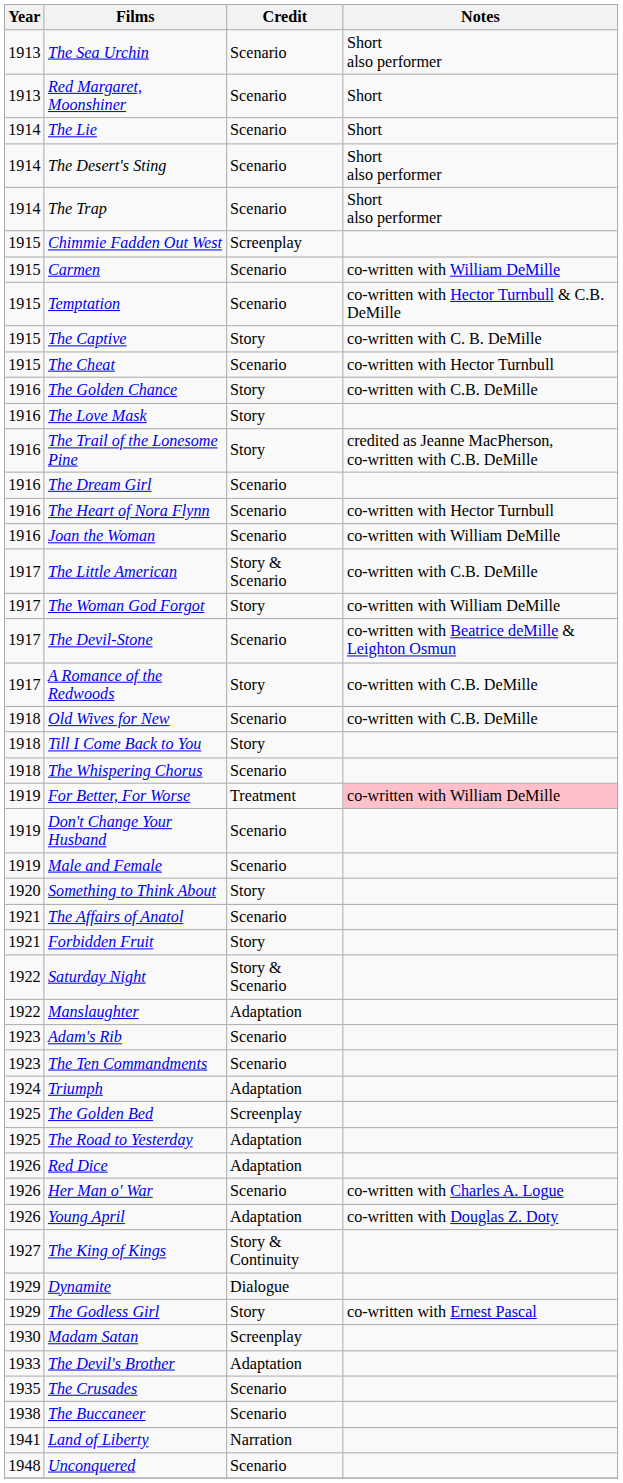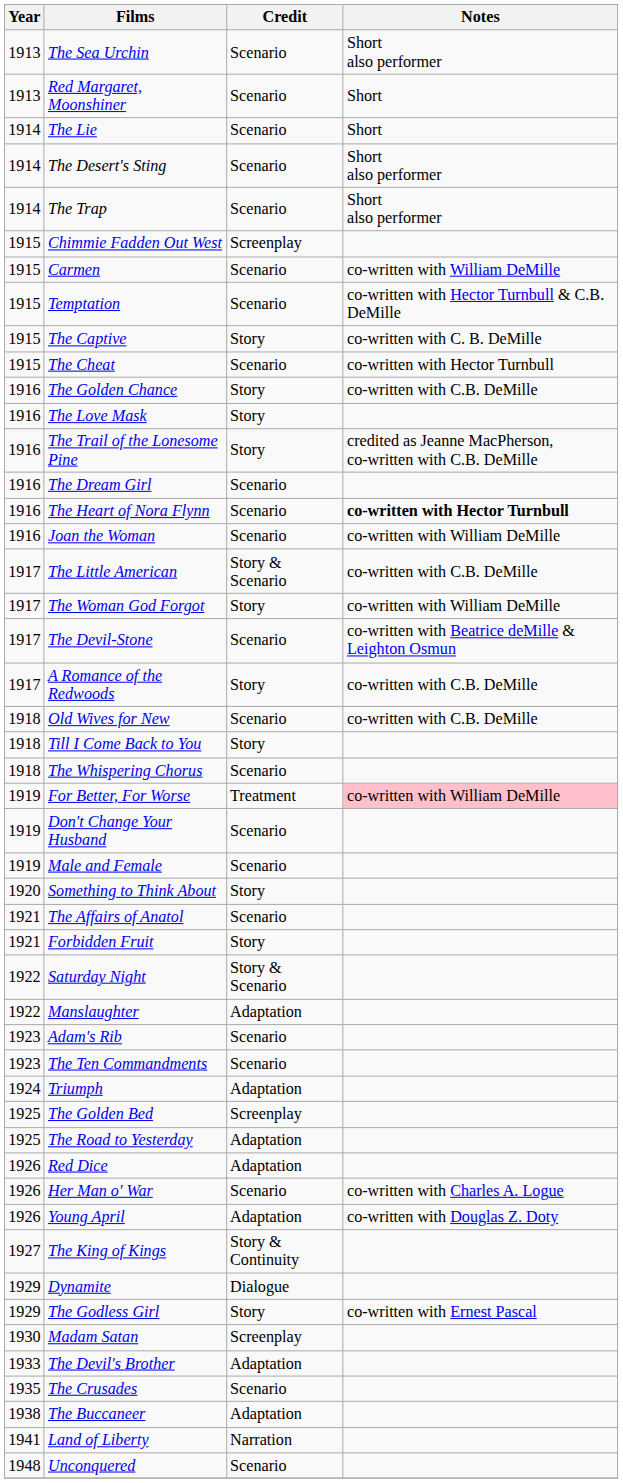(450, 510) normal -> (458, 510) bold
(258, 1414) Scenario -> (266, 1414) Adaptation
